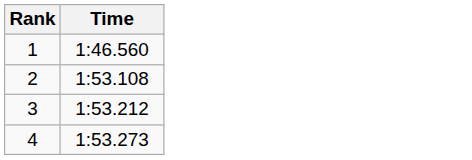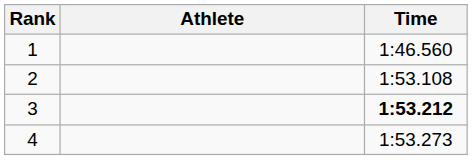+ column: (212, 19)
(112, 109) normal -> (416, 109) bold
